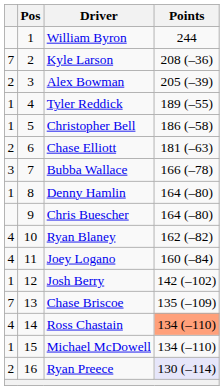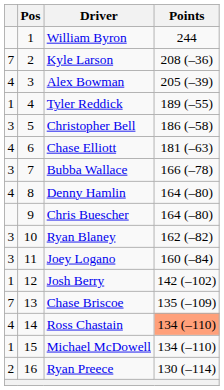(11, 81) 2 -> (11, 81) 4
(11, 125) 1 -> (11, 125) 3
(11, 148) 2 -> (11, 148) 4
(11, 192) 1 -> (11, 192) 4
(11, 236) 4 -> (11, 236) 3
(11, 258) 4 -> (11, 258) 3
(187, 368) lavender background -> (187, 368) no background
